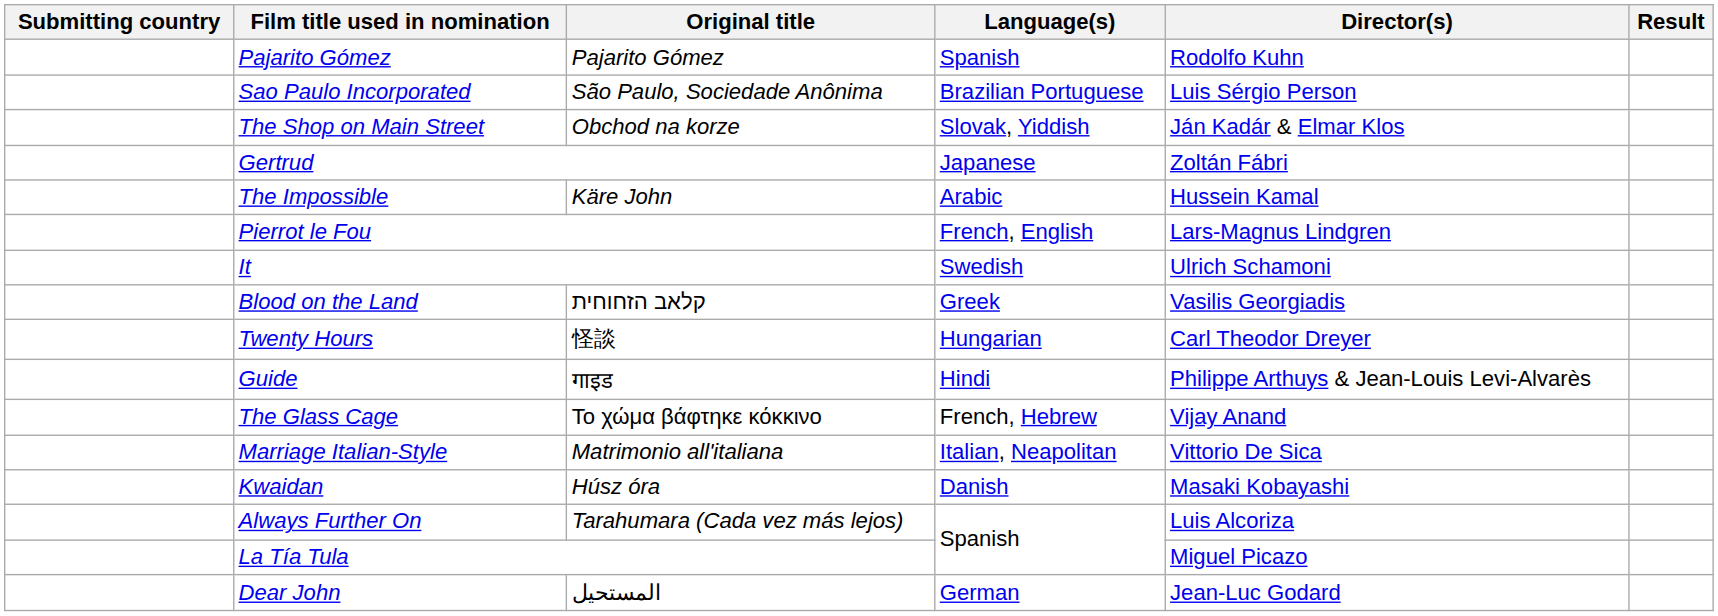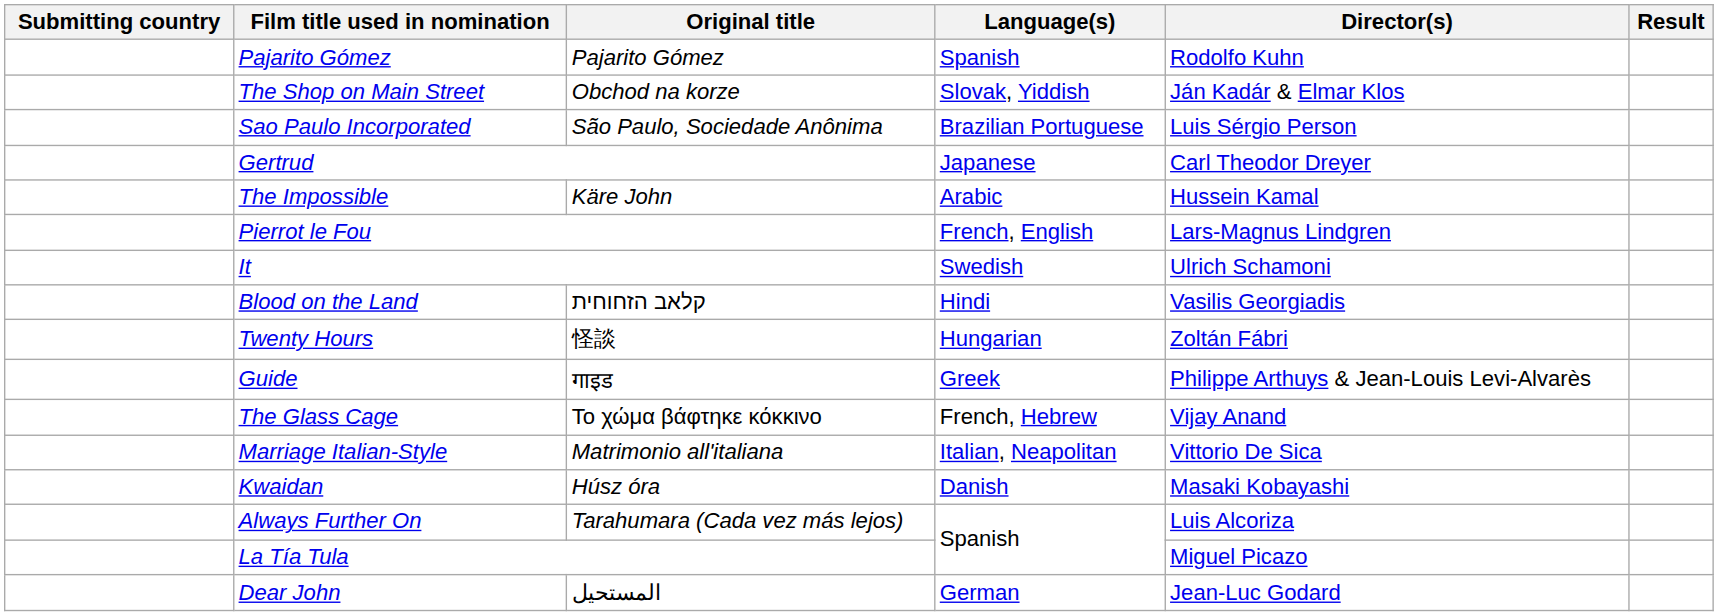rows swapped: (355, 92) <-> (361, 127)
(1229, 162) Zoltán Fábri -> (1270, 162) Carl Theodor Dreyer
(970, 302) Greek -> (965, 302) Hindi
(1270, 339) Carl Theodor Dreyer -> (1229, 339) Zoltán Fábri
(965, 379) Hindi -> (970, 379) Greek
